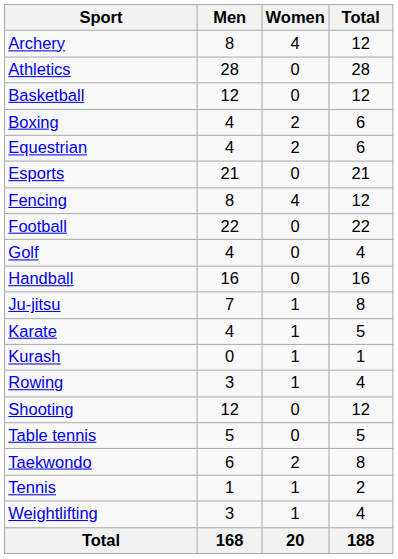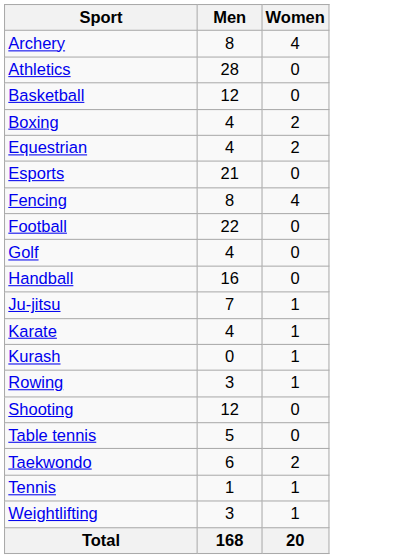- column: (361, 17)
